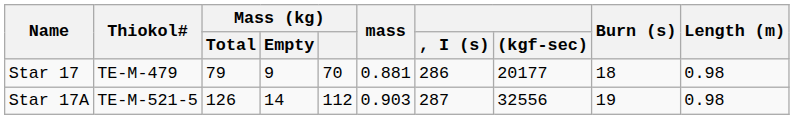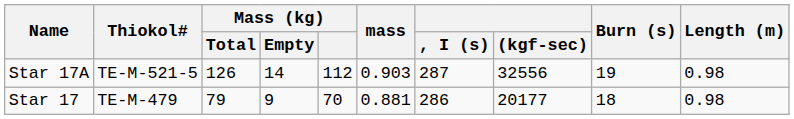rows swapped: (44, 73) <-> (49, 100)
